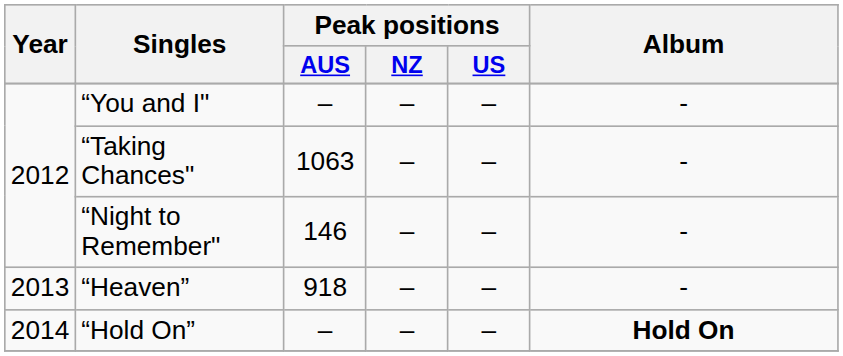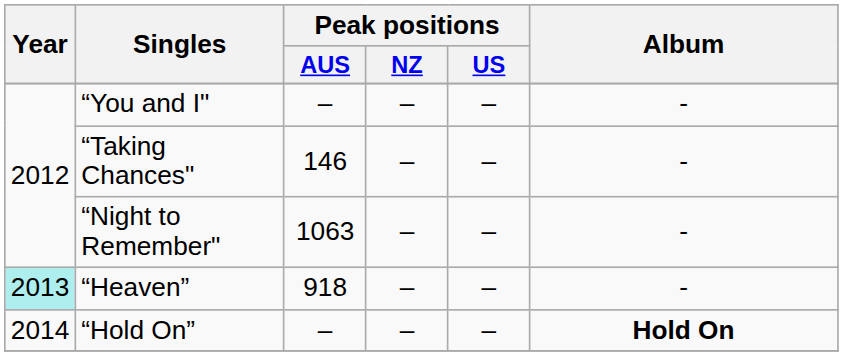(325, 160) 1063 -> (325, 160) 146
(325, 231) 146 -> (325, 231) 1063
(40, 288) no background -> (40, 288) paleturquoise background
